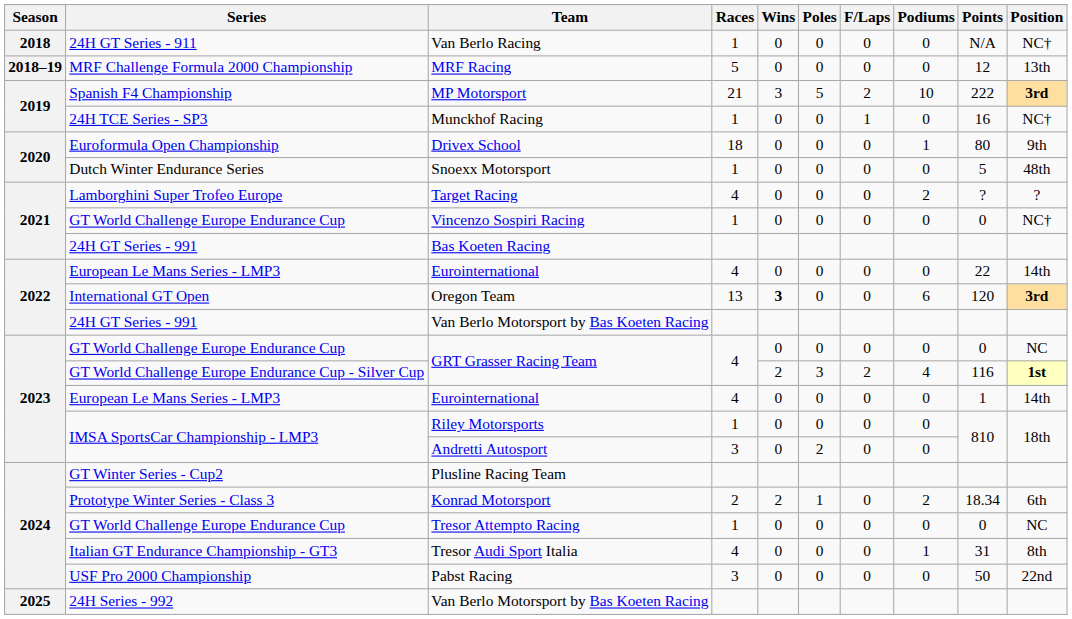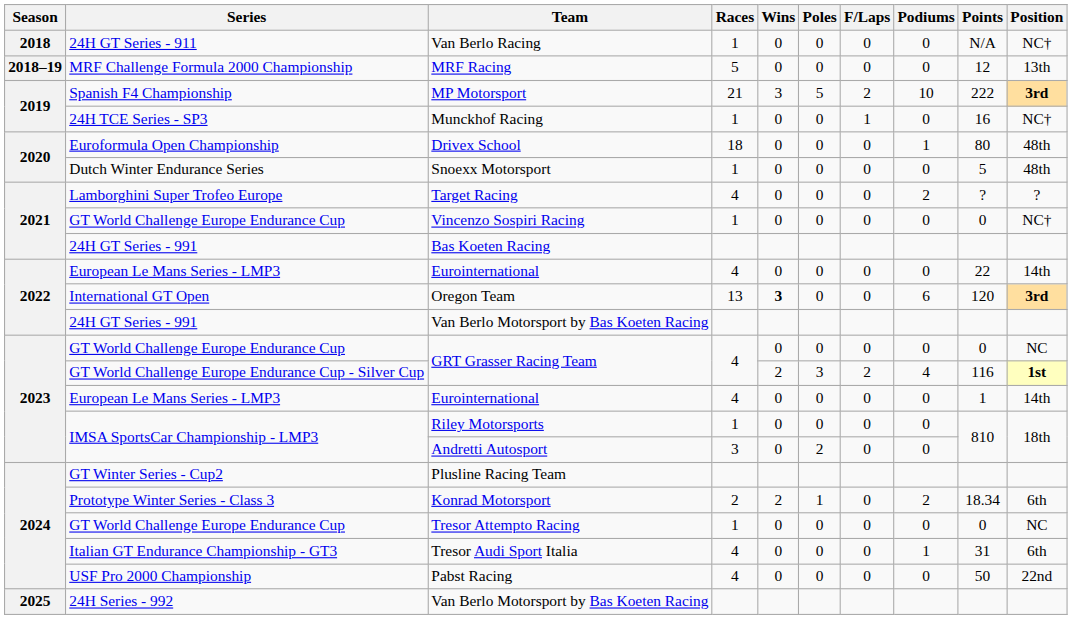(1037, 144) 9th -> (1037, 144) 48th
(1037, 551) 8th -> (1037, 551) 6th
(735, 576) 3 -> (735, 576) 4
